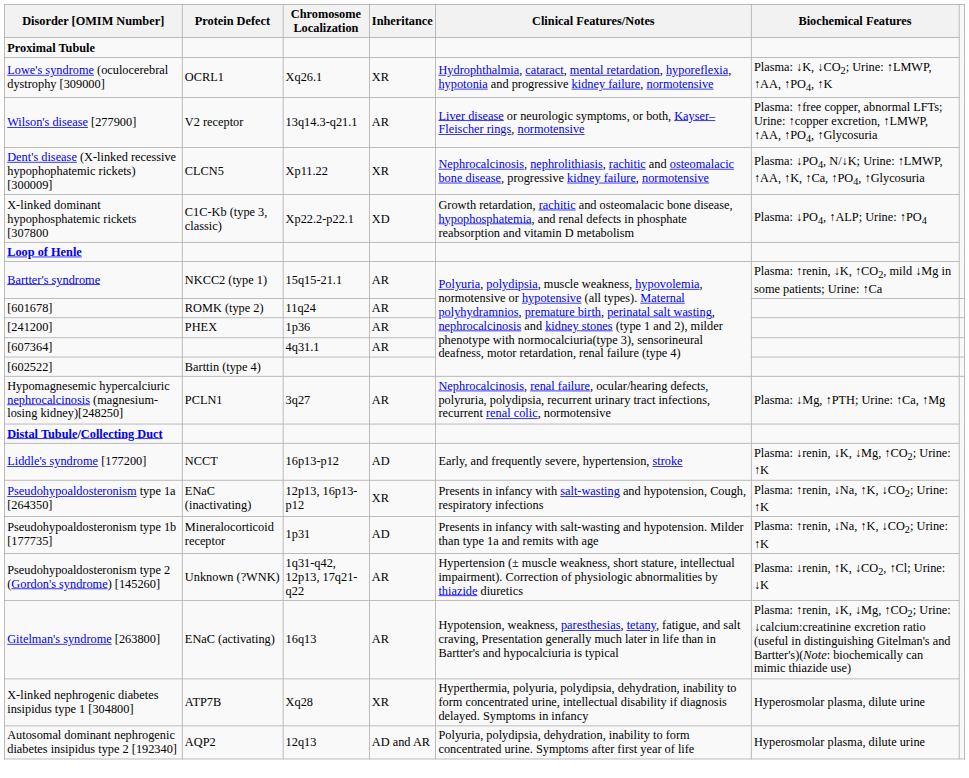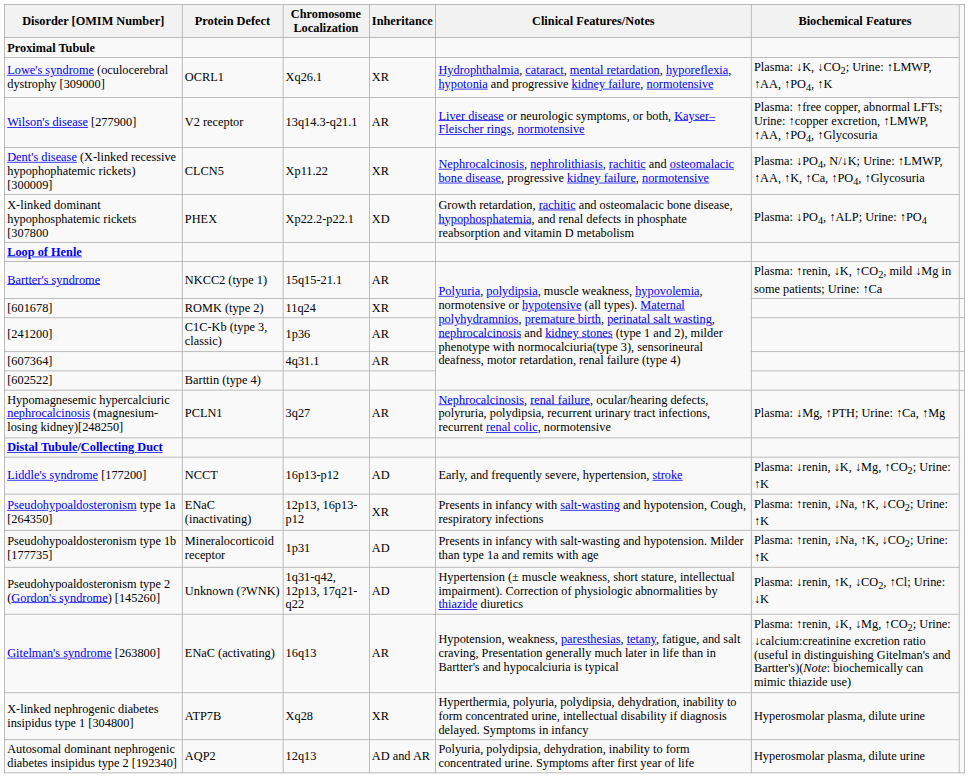(226, 218) C1C-Kb (type 3, classic) -> (201, 218) PHEX
(380, 308) AR -> (380, 308) XR
(201, 327) PHEX -> (226, 334) C1C-Kb (type 3, classic)
(380, 576) AR -> (381, 590) AD
